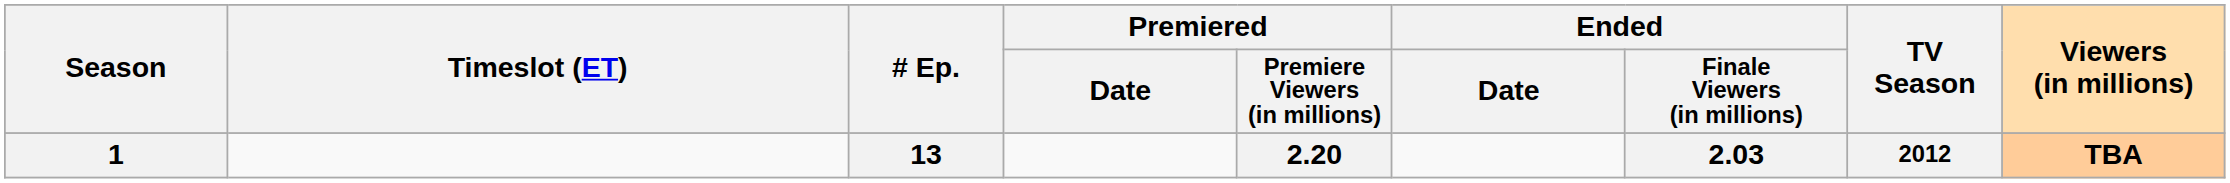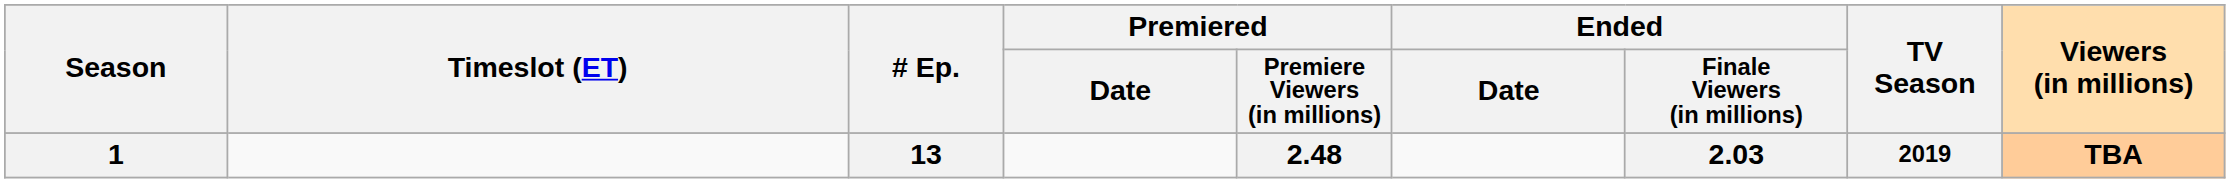(1314, 154) 2.20 -> (1314, 154) 2.48
(1925, 155) 2012 -> (1925, 155) 2019
